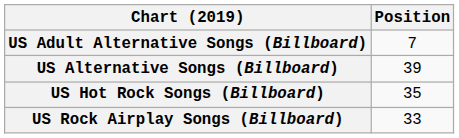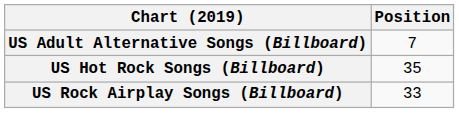- row: (188, 69)
